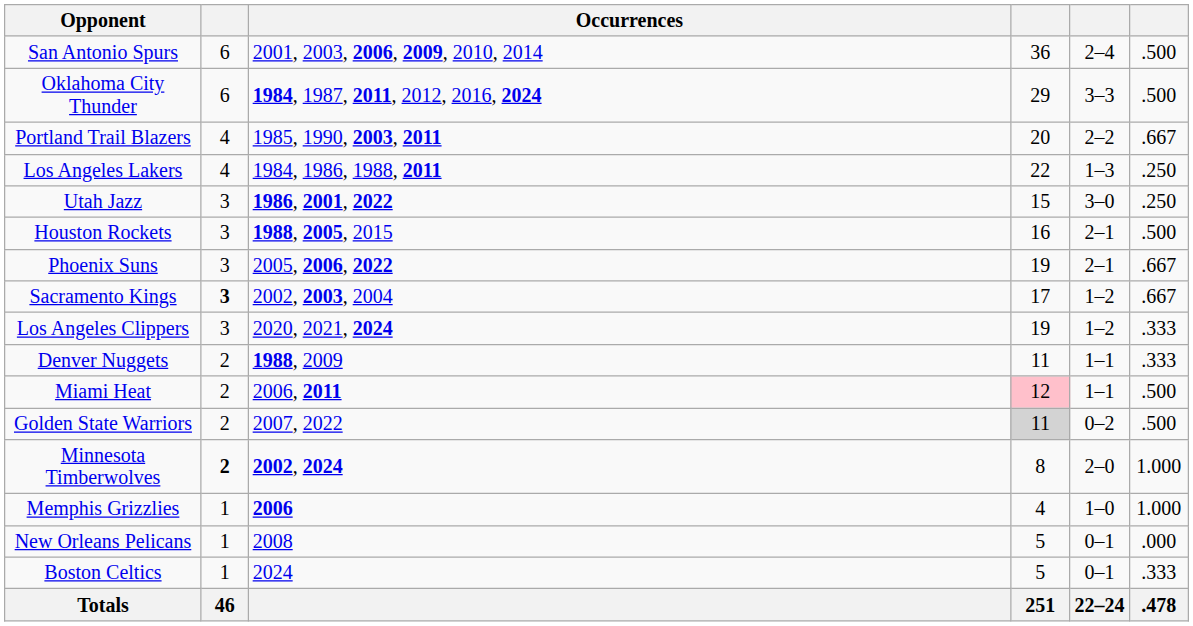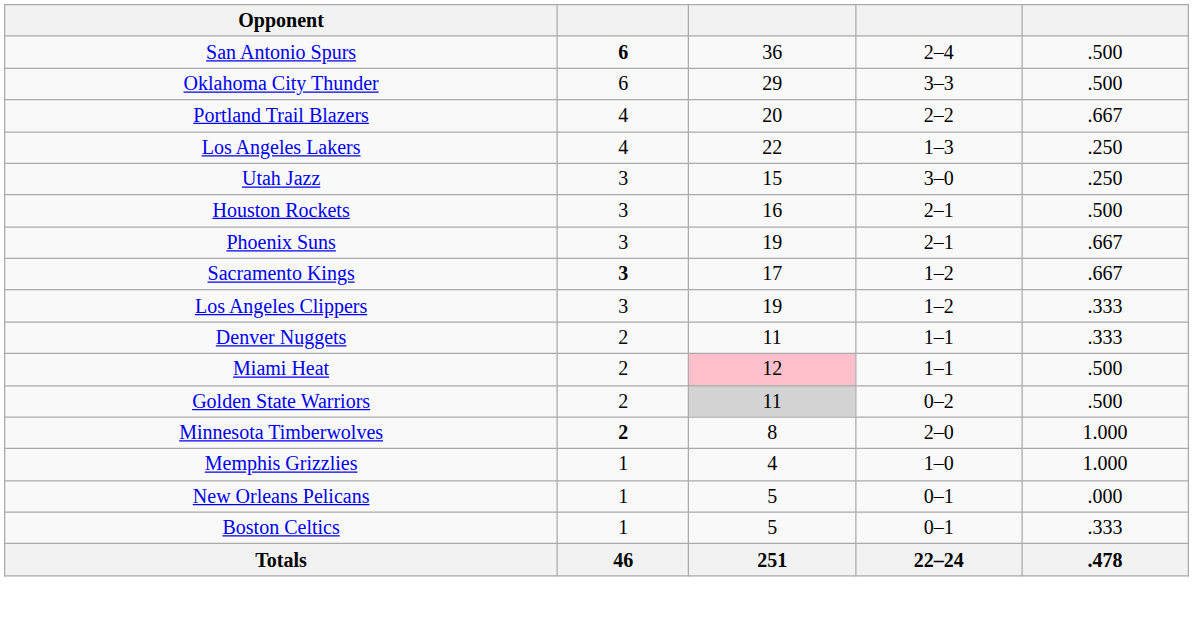- column: (629, 20)
(225, 52) normal -> (623, 52) bold
